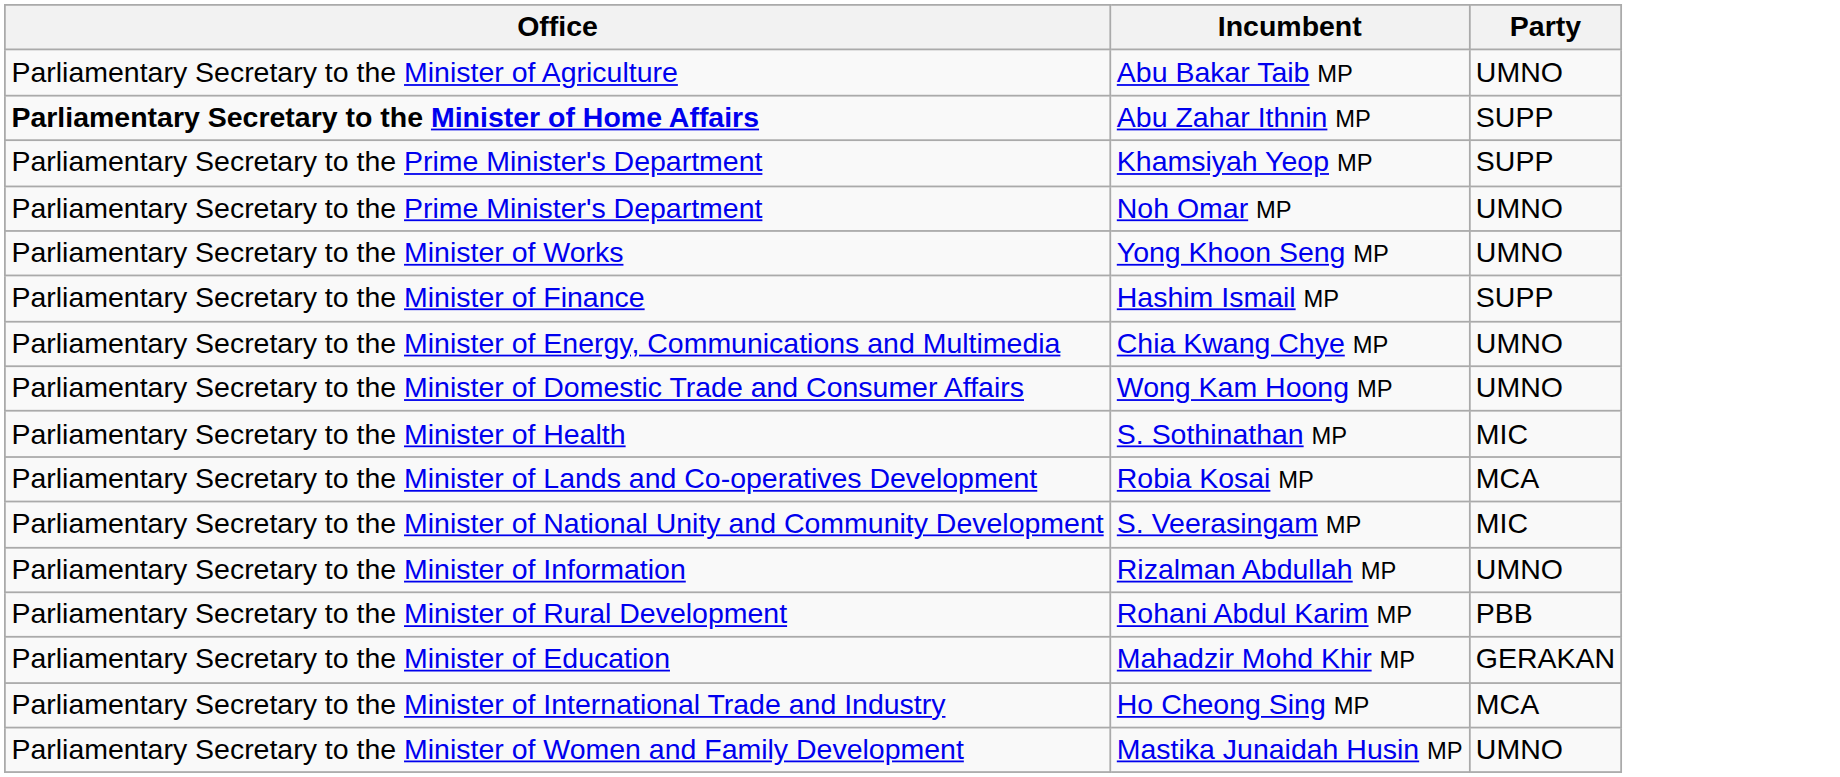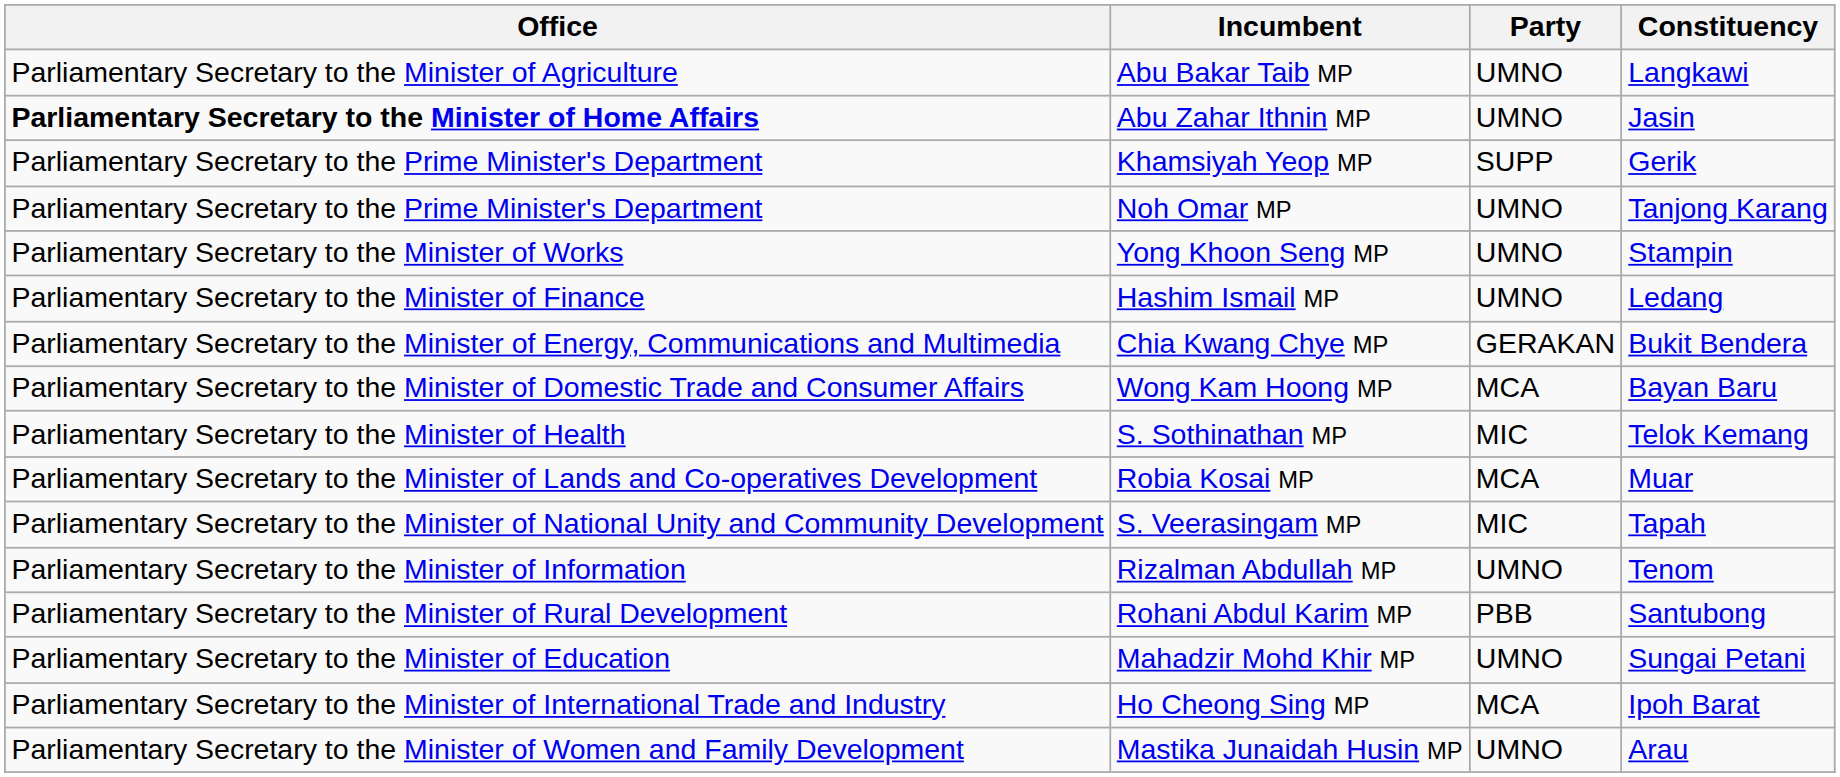+ column: (1728, 27)
(1515, 117) SUPP -> (1519, 117) UMNO
(1515, 298) SUPP -> (1519, 298) UMNO
(1519, 343) UMNO -> (1545, 343) GERAKAN
(1519, 388) UMNO -> (1507, 388) MCA
(1545, 659) GERAKAN -> (1519, 659) UMNO
